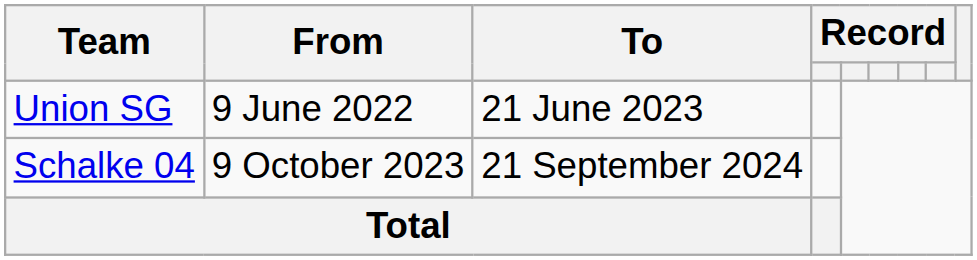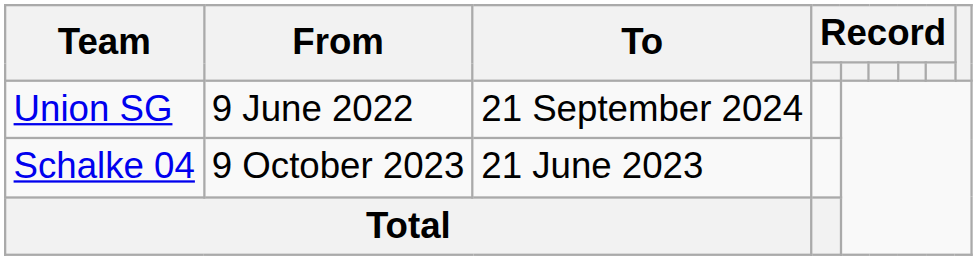(592, 108) 21 June 2023 -> (642, 108) 21 September 2024
(642, 166) 21 September 2024 -> (592, 166) 21 June 2023
